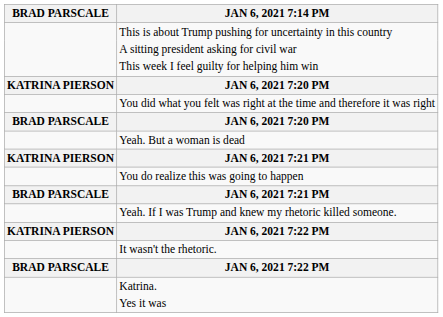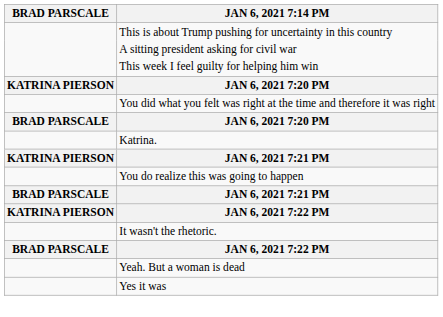rows swapped: (182, 140) <-> (138, 286)
- row: (258, 213)
